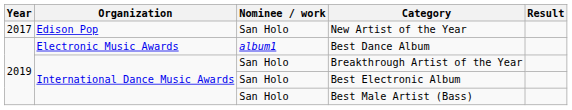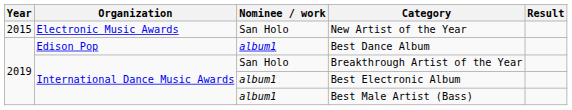(19, 30) 2017 -> (19, 30) 2015
(67, 30) Edison Pop -> (108, 30) Electronic Music Awards
(108, 46) Electronic Music Awards -> (67, 46) Edison Pop
(264, 80) San Holo -> (258, 80) album1
(264, 96) San Holo -> (258, 96) album1
